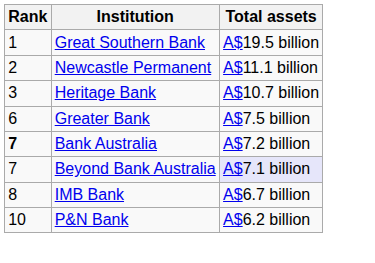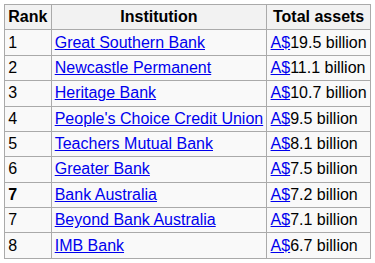+ row: (159, 118)
+ row: (134, 144)
(267, 169) lavender background -> (314, 220) no background
- row: (92, 220)
